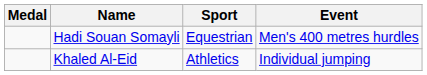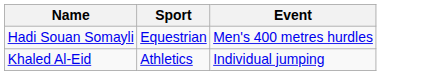- column: (27, 15)
